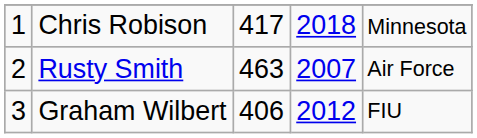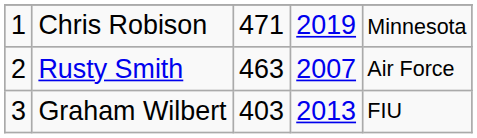(261, 25) 417 -> (261, 25) 471
(326, 25) 2018 -> (326, 25) 2019
(261, 111) 406 -> (261, 111) 403
(326, 111) 2012 -> (326, 111) 2013
